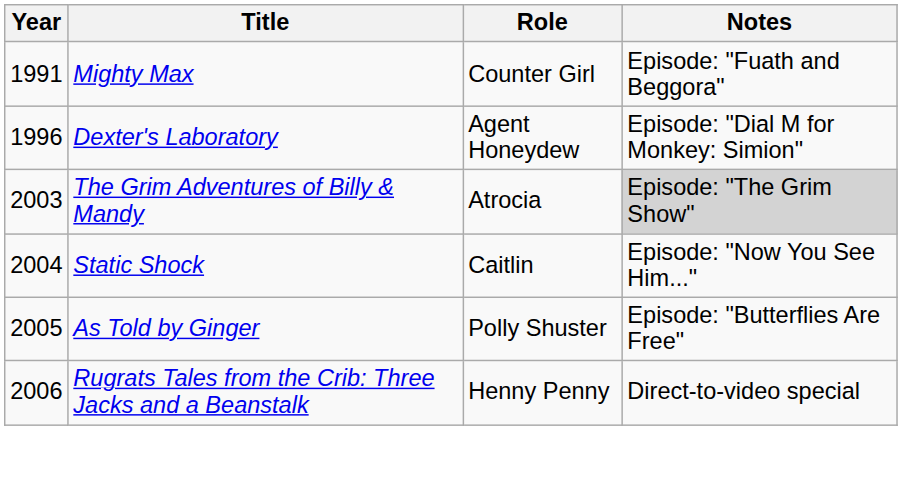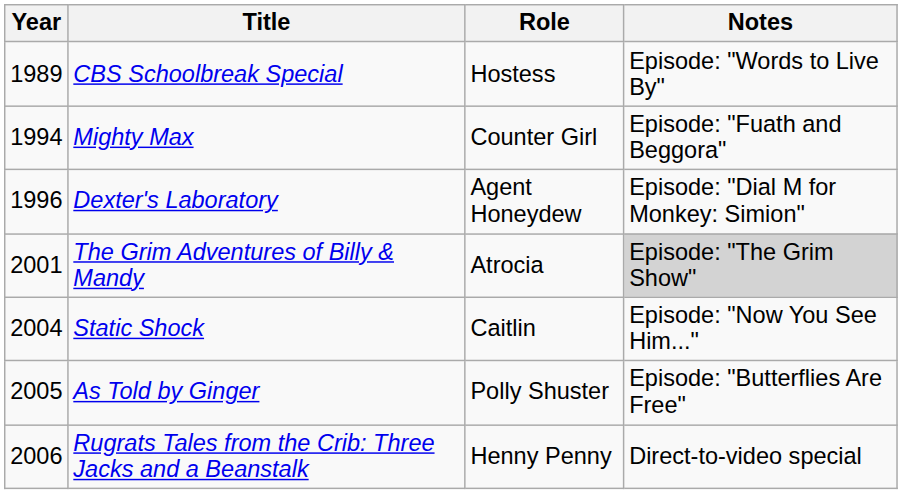+ row: (208, 73)
(36, 73) 1991 -> (36, 137) 1994
(36, 201) 2003 -> (36, 264) 2001
